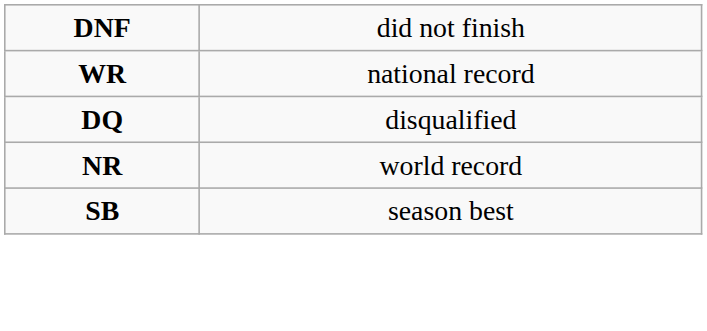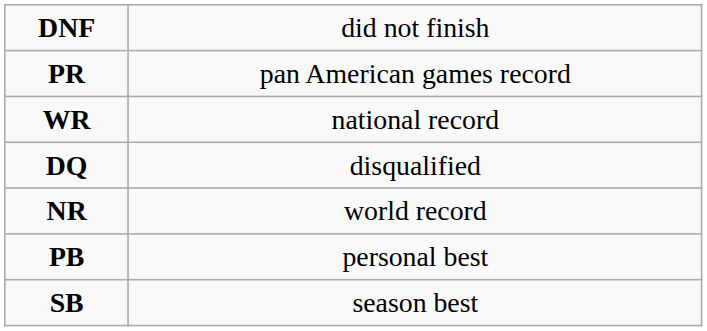+ row: (67, 72)
+ row: (67, 256)
